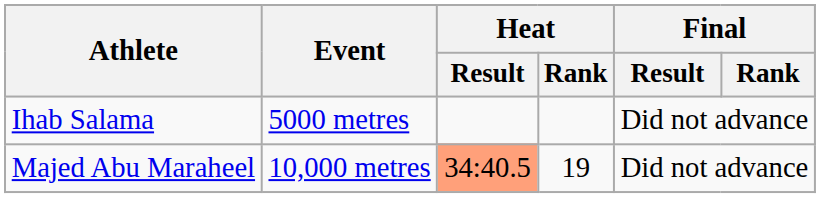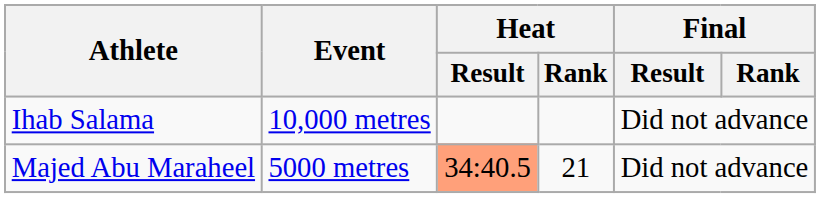(339, 120) 5000 metres -> (350, 120) 10,000 metres
(350, 167) 10,000 metres -> (339, 167) 5000 metres
(576, 167) 19 -> (576, 167) 21
